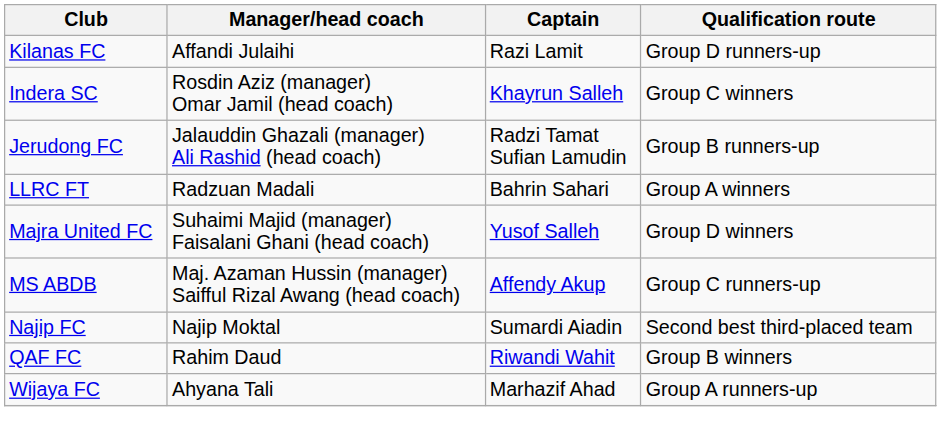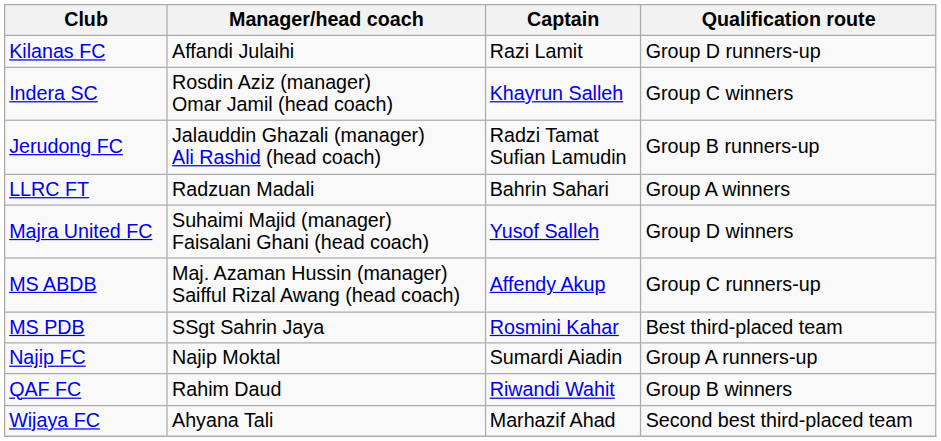+ row: (47, 327)
(779, 327) Second best third-placed team -> (732, 358) Group A runners-up
(732, 389) Group A runners-up -> (779, 420) Second best third-placed team
